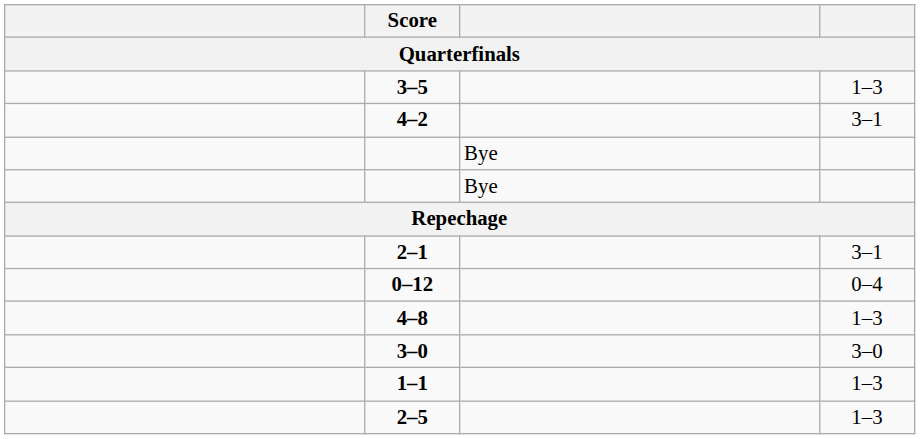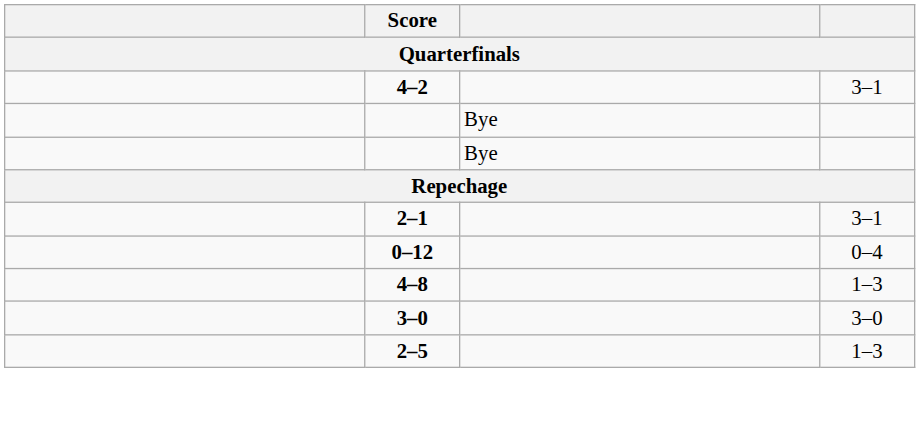- row: (412, 86)
- row: (412, 383)
